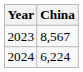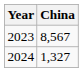(55, 57) 6,224 -> (55, 57) 1,327
